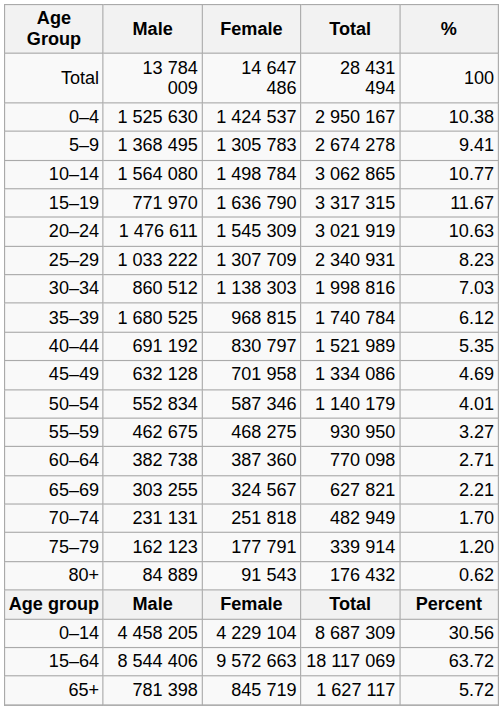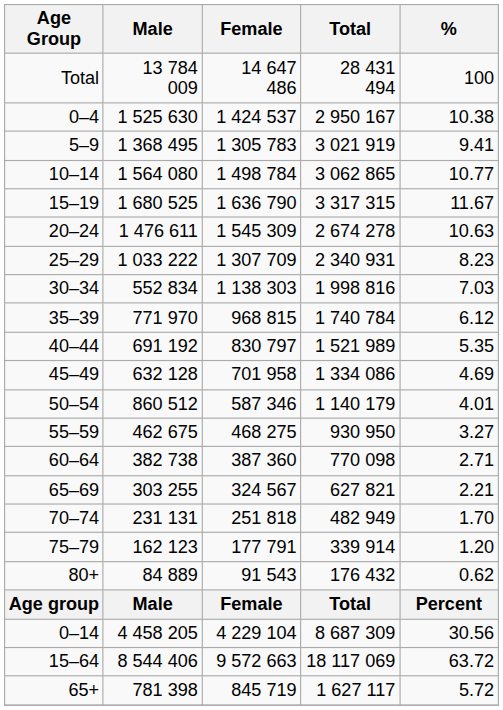(355, 145) 2 674 278 -> (355, 145) 3 021 919
(165, 202) 771 970 -> (158, 202) 1 680 525
(355, 231) 3 021 919 -> (355, 231) 2 674 278
(165, 288) 860 512 -> (165, 288) 552 834
(158, 317) 1 680 525 -> (165, 317) 771 970
(165, 403) 552 834 -> (165, 403) 860 512
